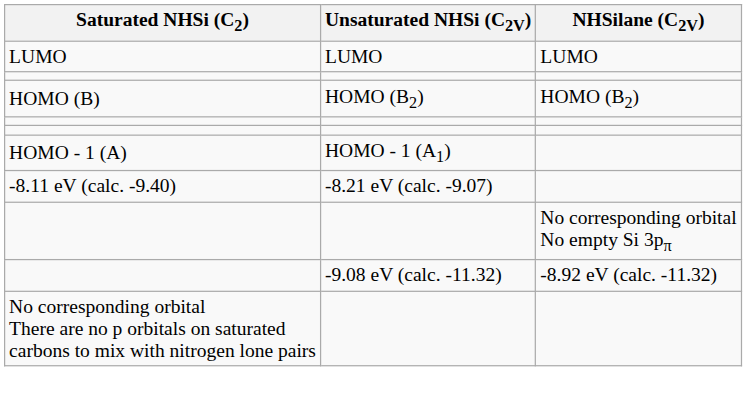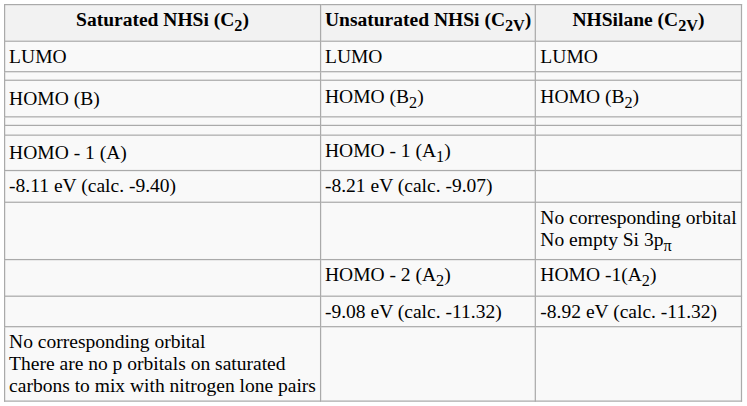+ row: (163, 278)
